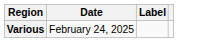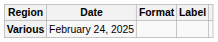+ column: (157, 12)
